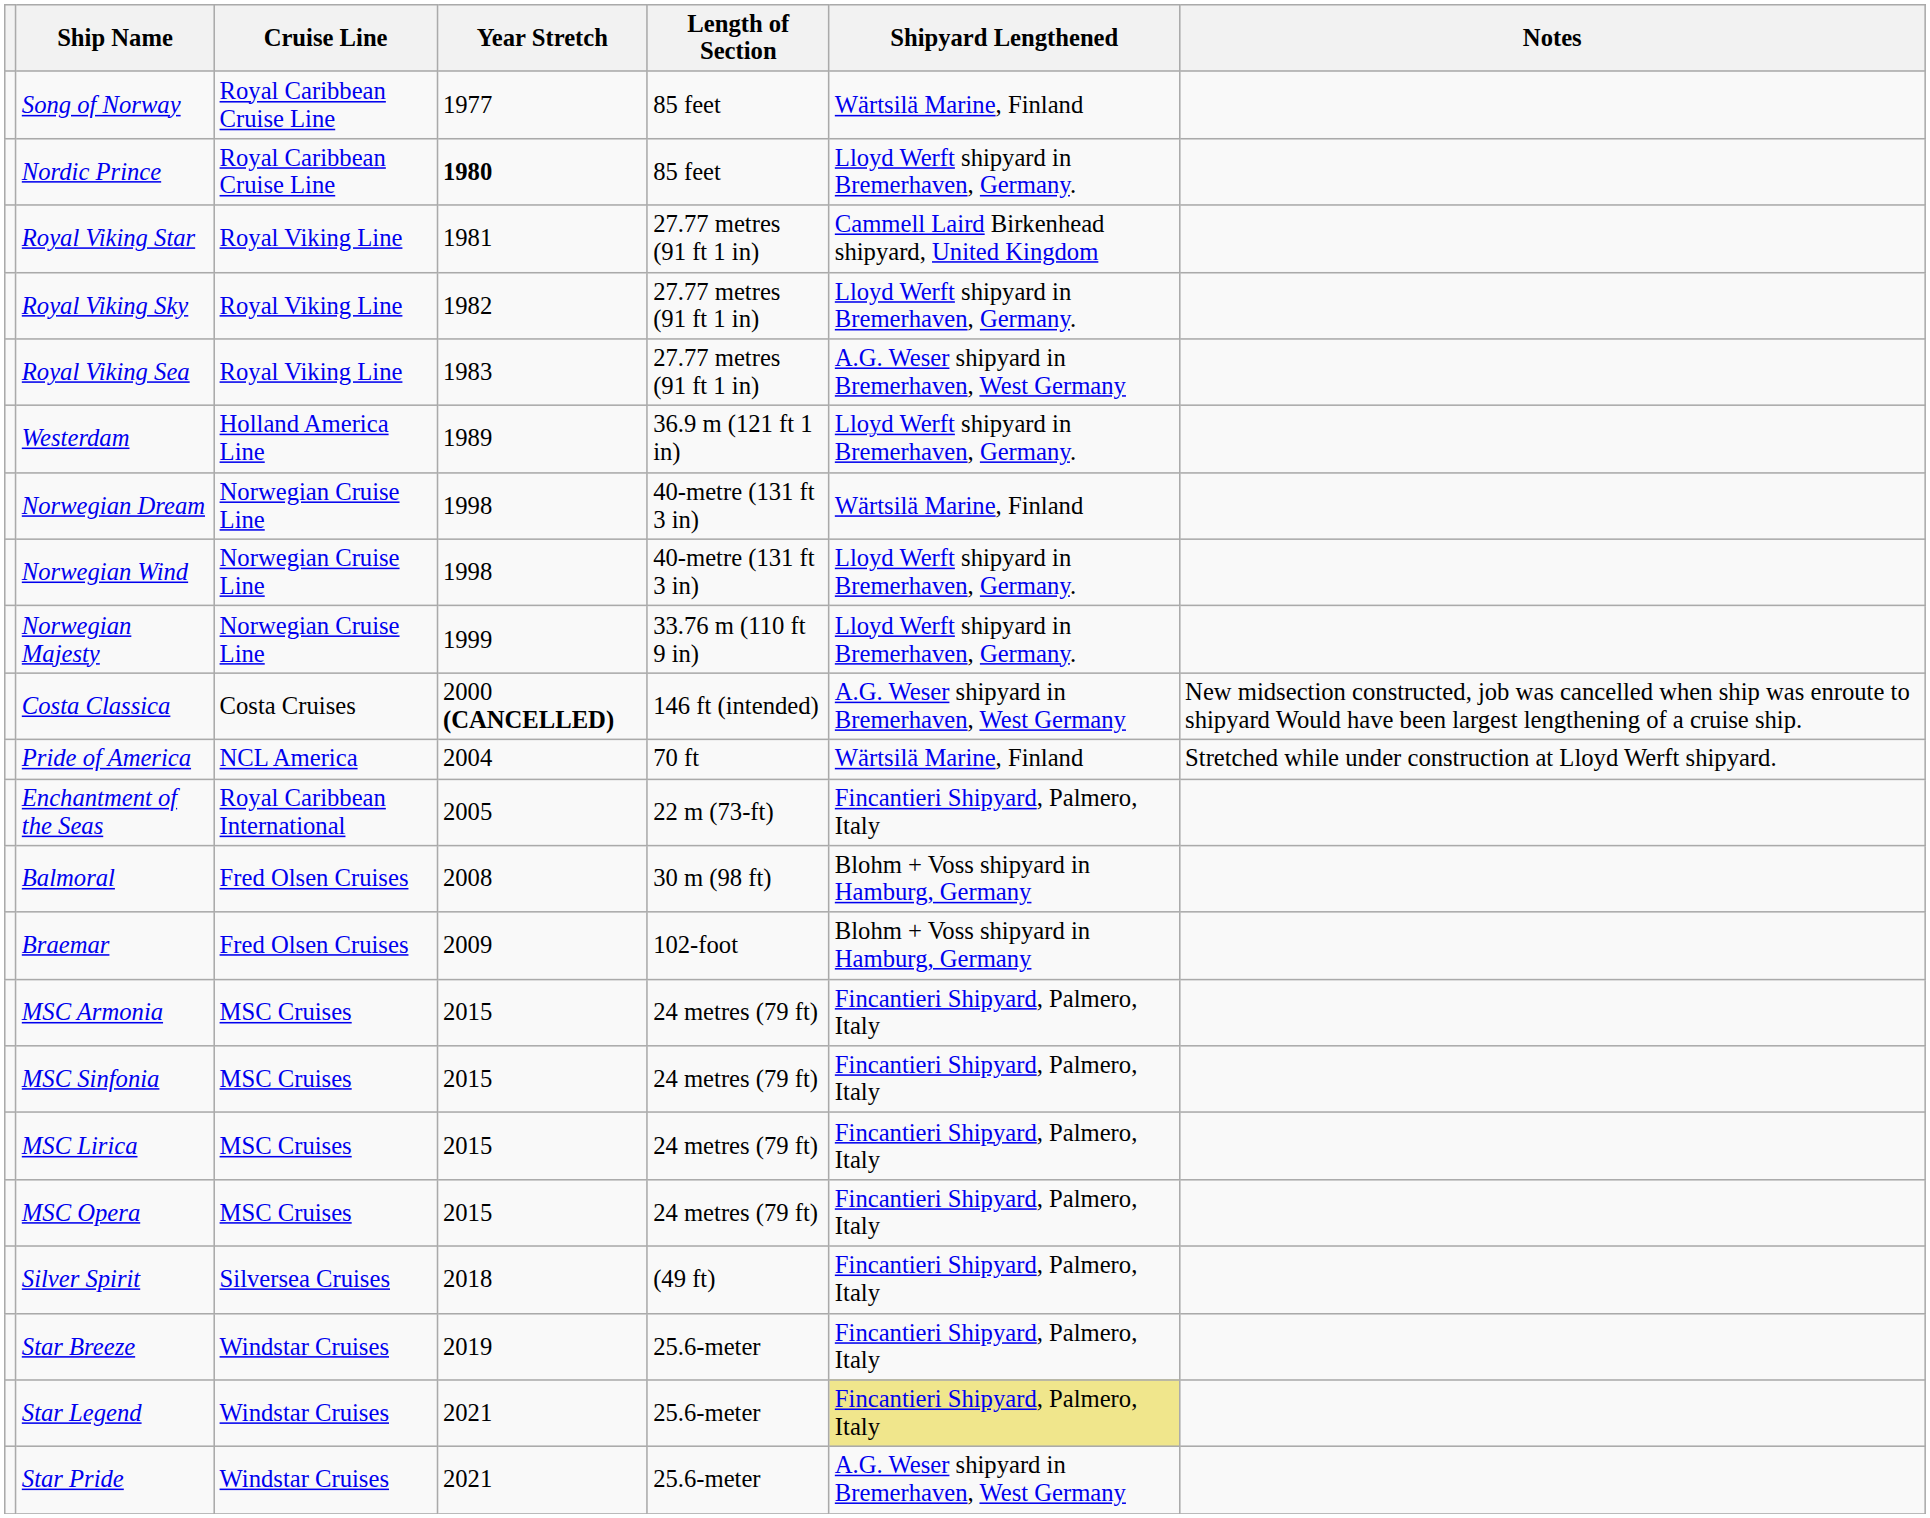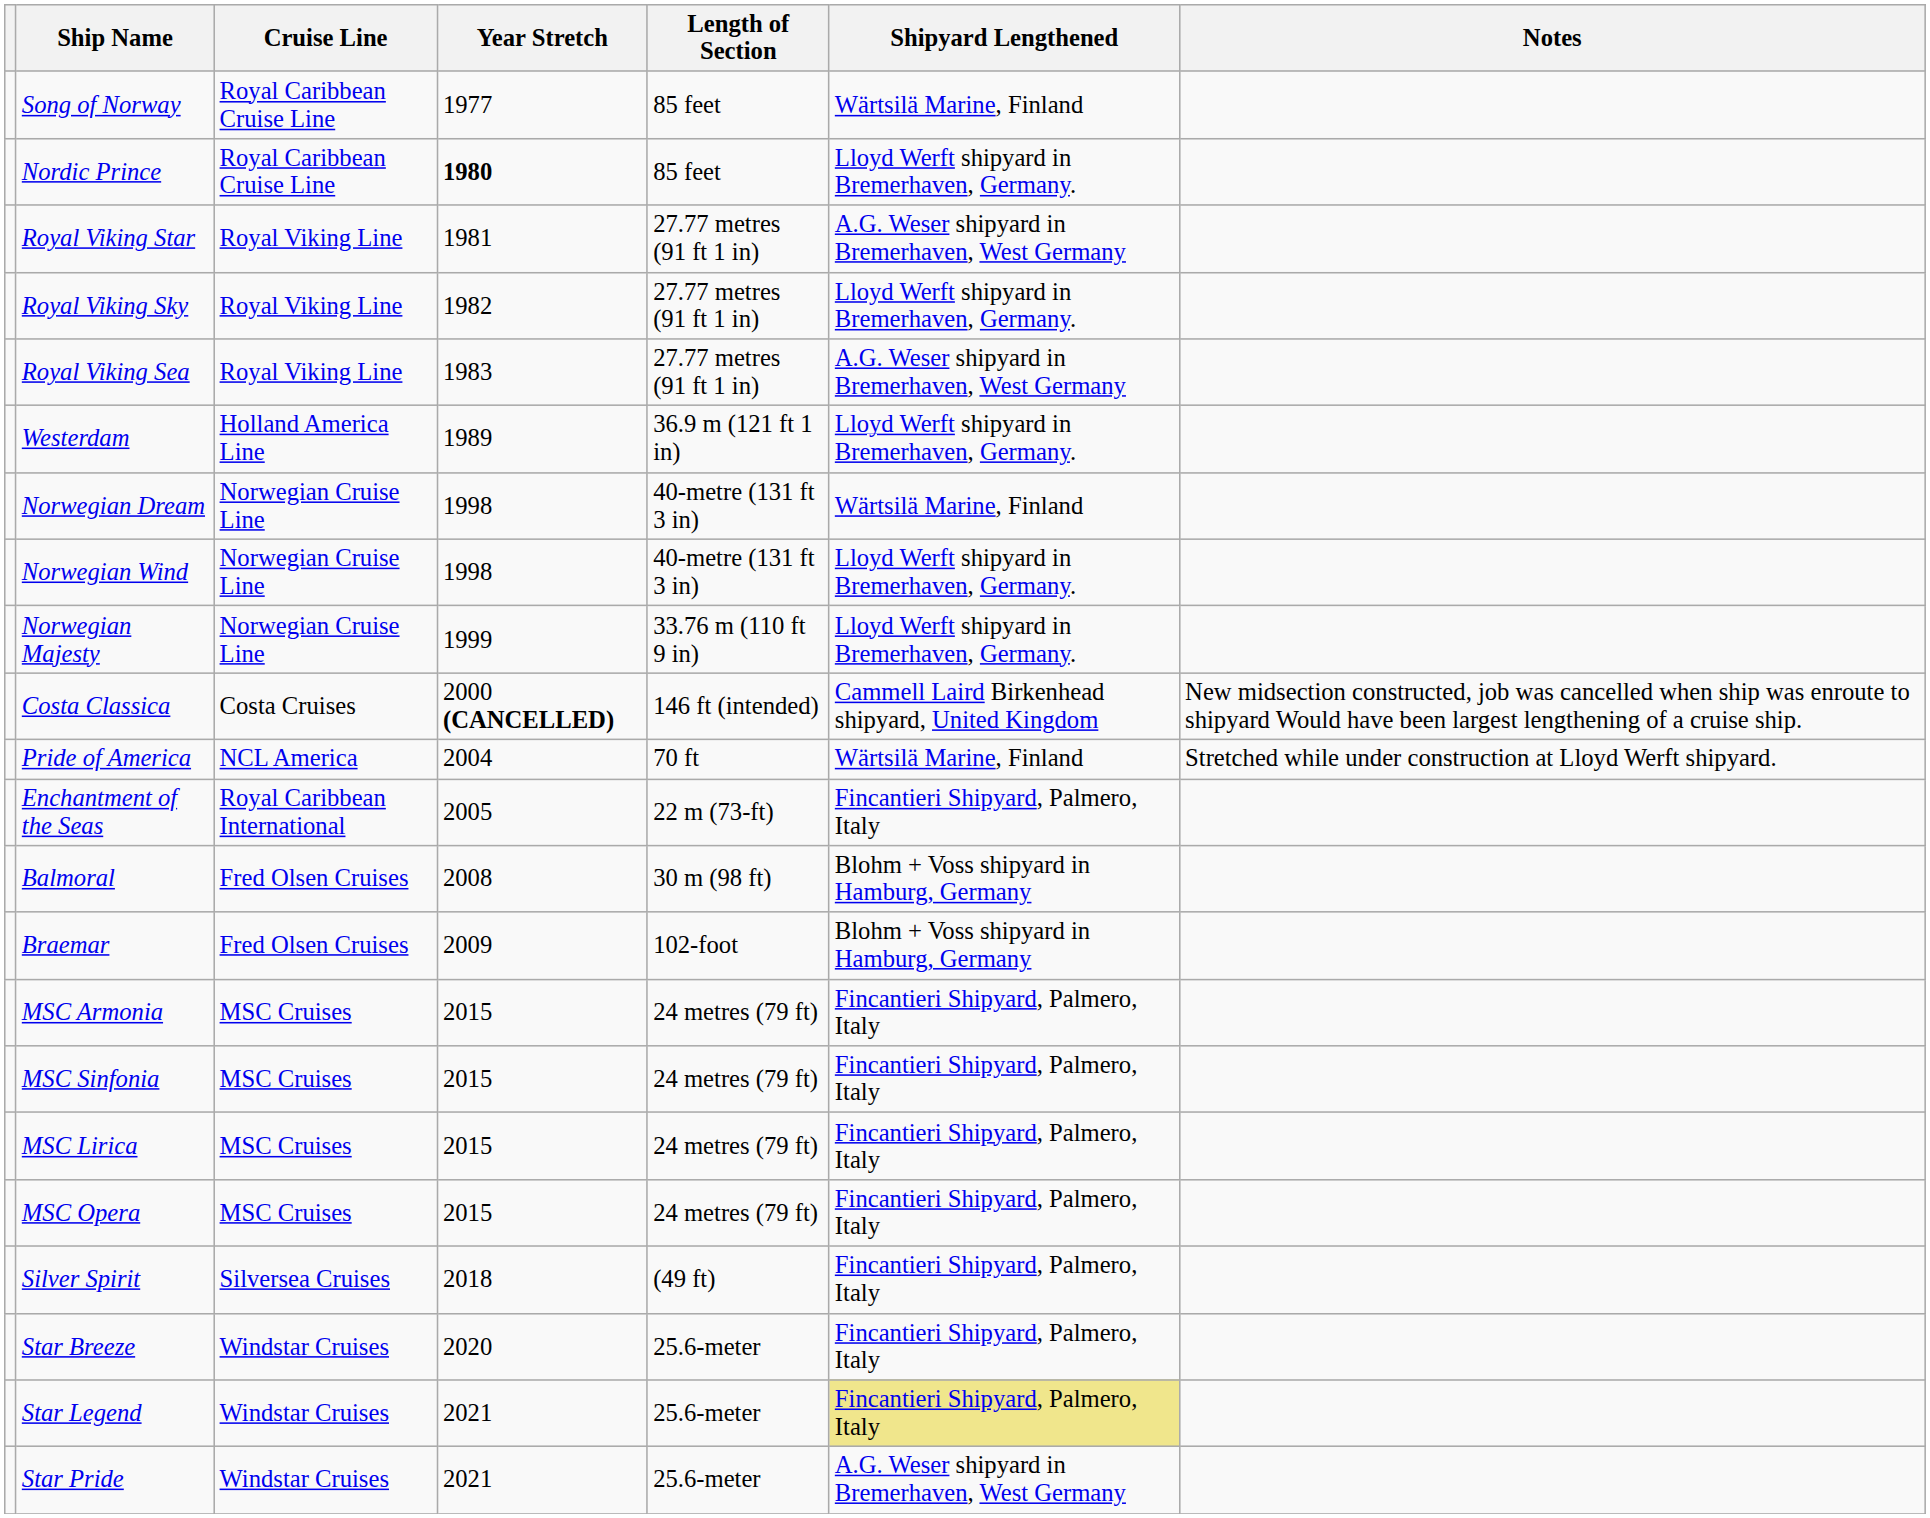(970, 238) Cammell Laird Birkenhead shipyard, United Kingdom -> (980, 238) A.G. Weser shipyard in Bremerhaven, West Germany
(980, 705) A.G. Weser shipyard in Bremerhaven, West Germany -> (970, 705) Cammell Laird Birkenhead shipyard, United Kingdom
(468, 1346) 2019 -> (468, 1346) 2020
